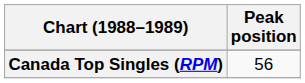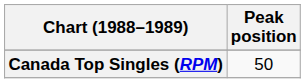(264, 63) 56 -> (264, 63) 50
